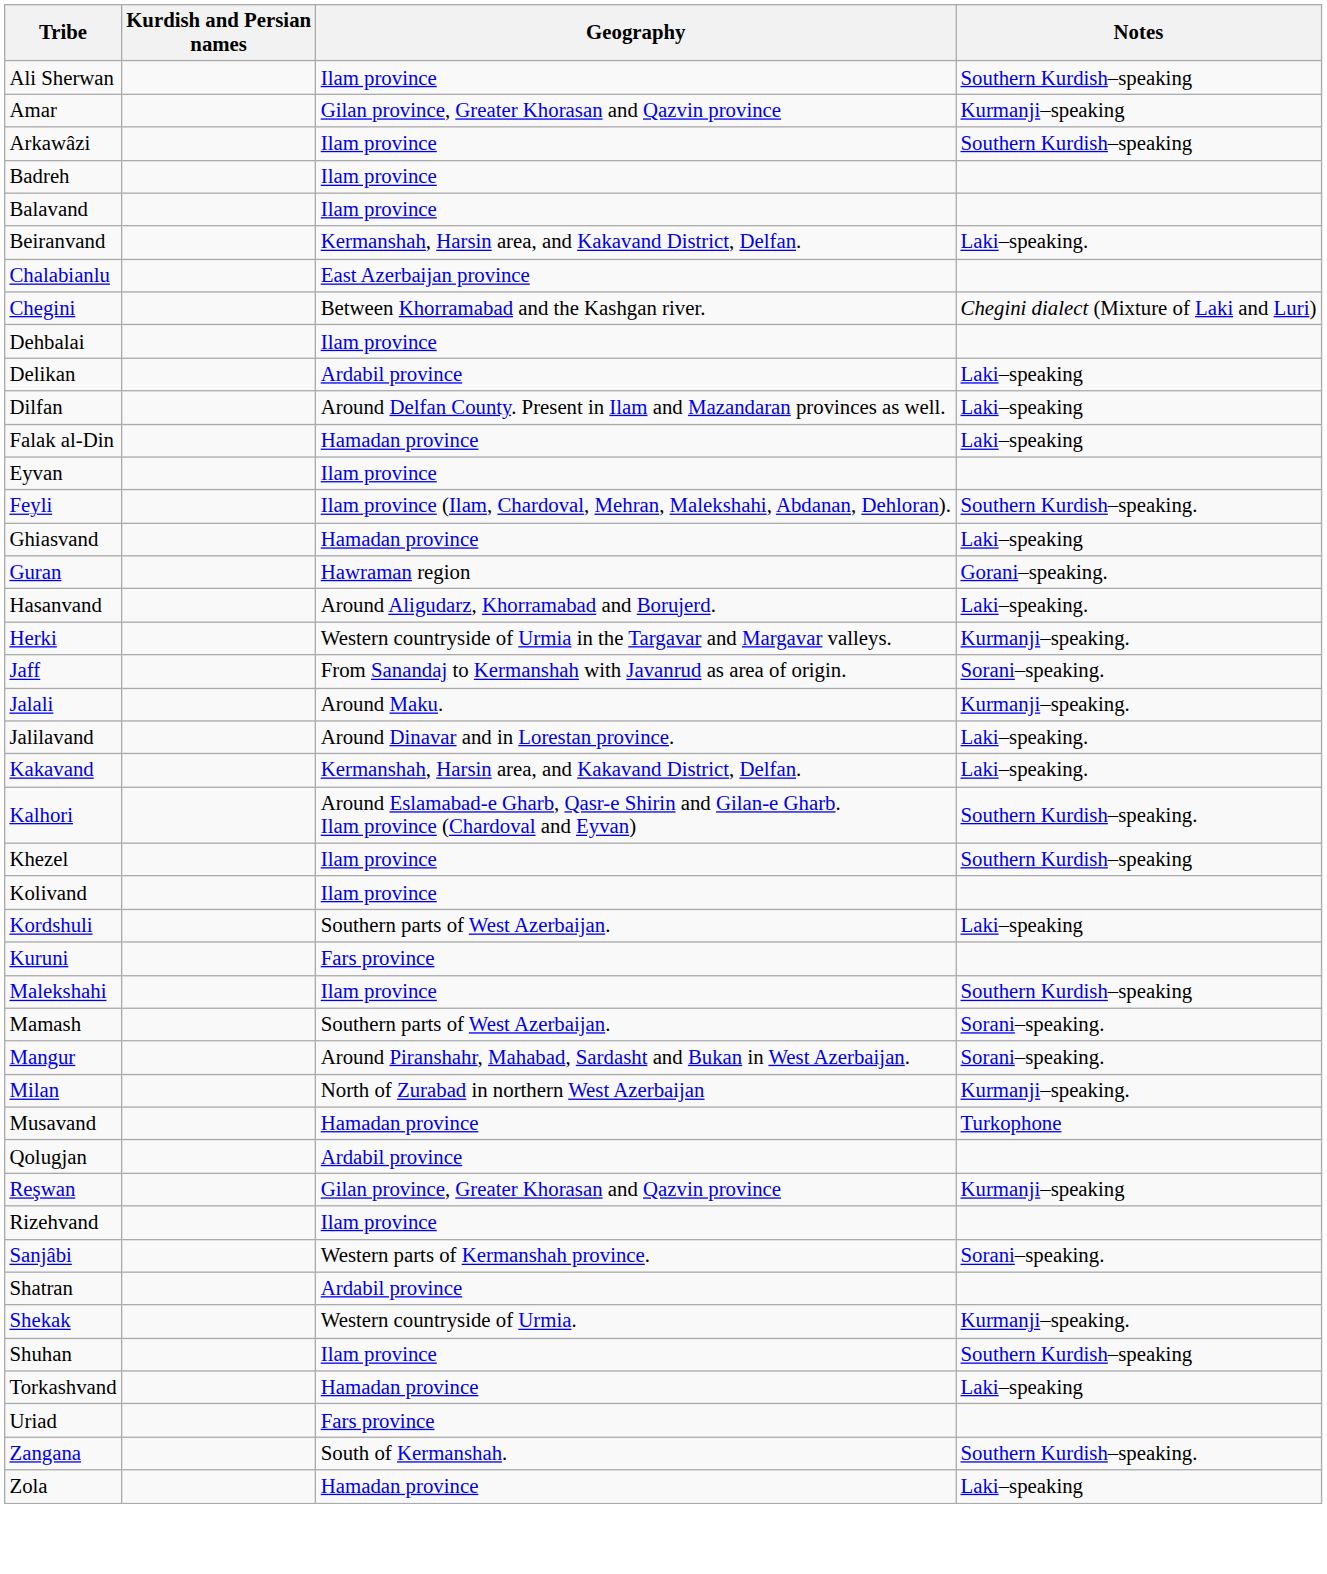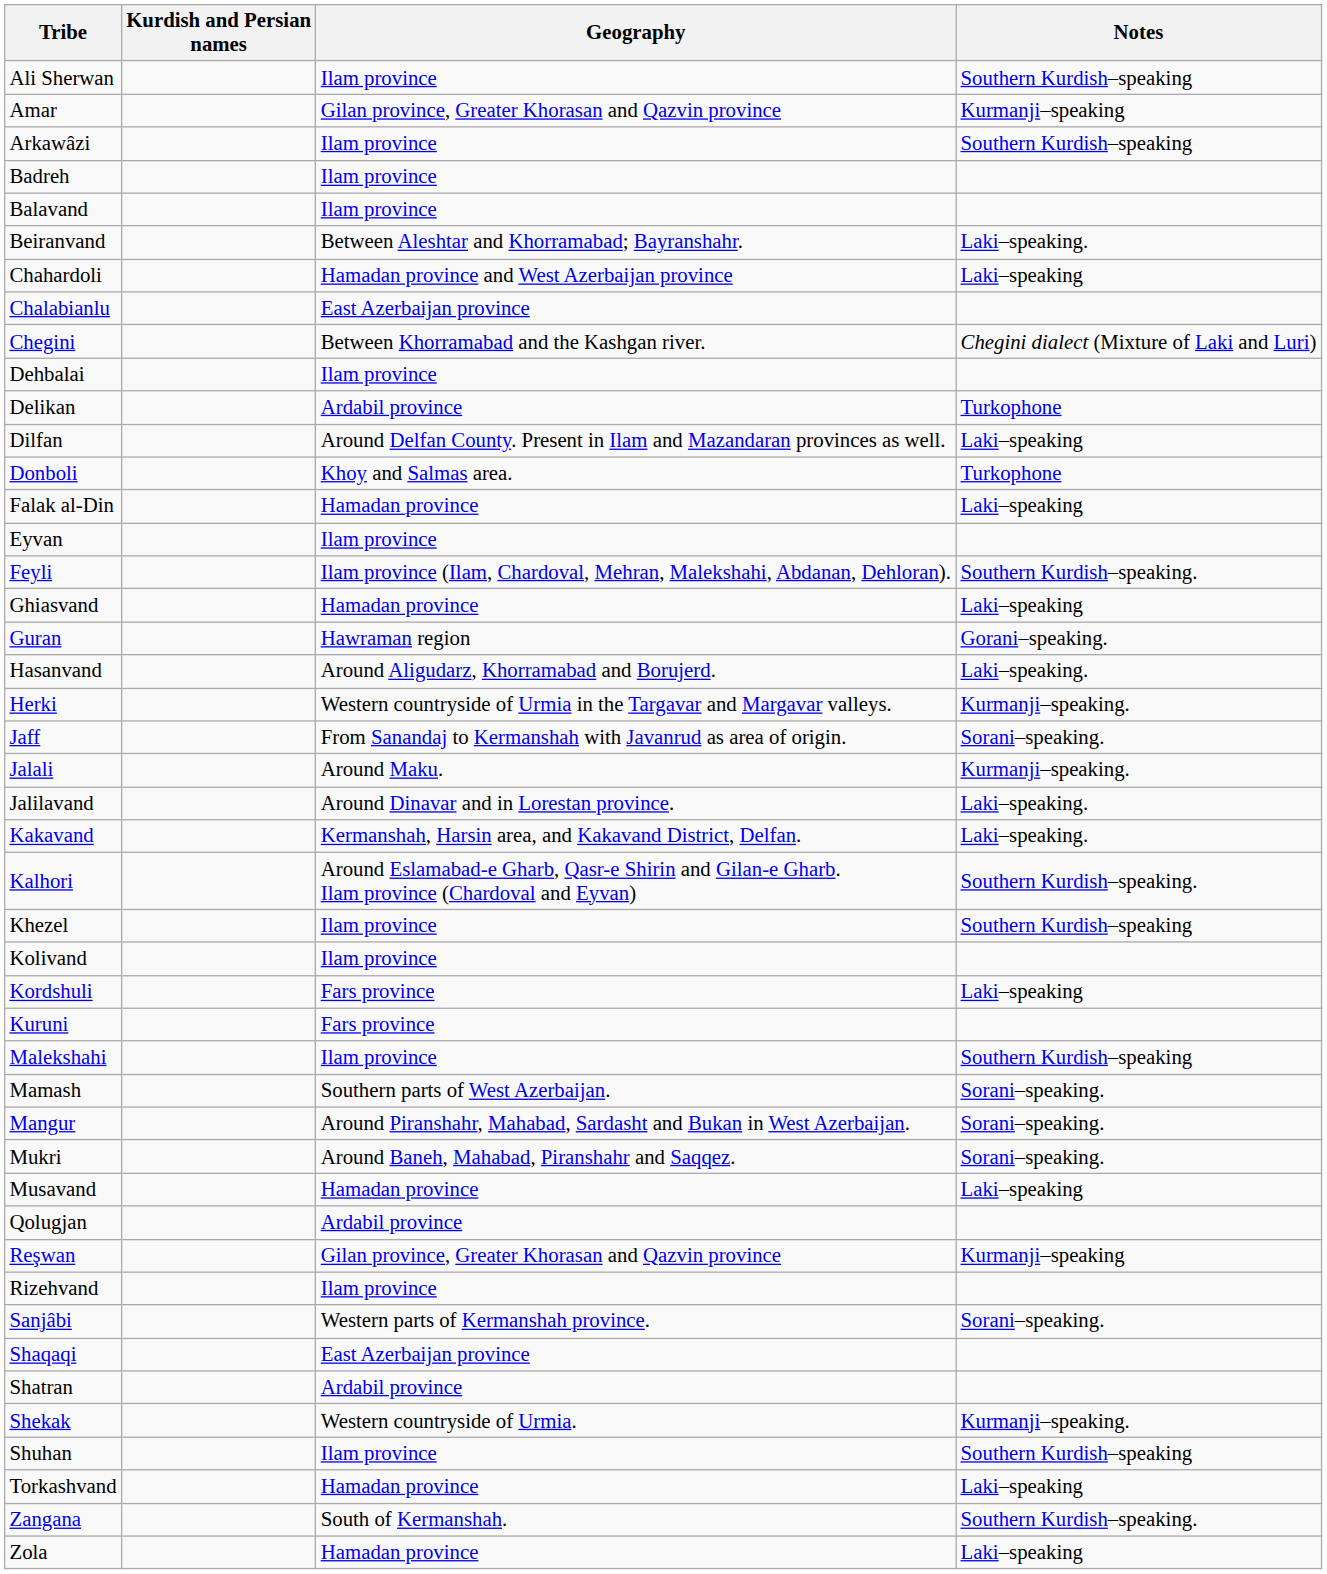(561, 242) Kermanshah, Harsin area, and Kakavand District, Delfan. -> (532, 242) Between Aleshtar and Khorramabad; Bayranshahr.
+ row: (56, 275)
(1022, 374) Laki–speaking -> (1011, 407) Turkophone
+ row: (44, 473)
(466, 925) Southern parts of West Azerbaijan. -> (378, 991) Fars province
- row: (34, 1090)
+ row: (35, 1156)
(1011, 1123) Turkophone -> (1022, 1189) Laki–speaking
+ row: (43, 1354)
- row: (33, 1420)
